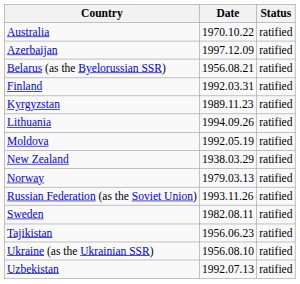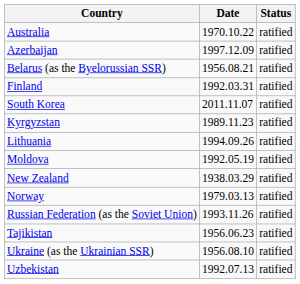+ row: (36, 104)
- row: (25, 214)
